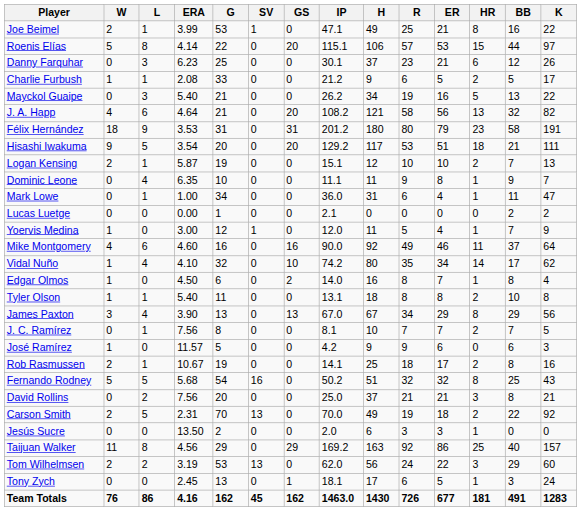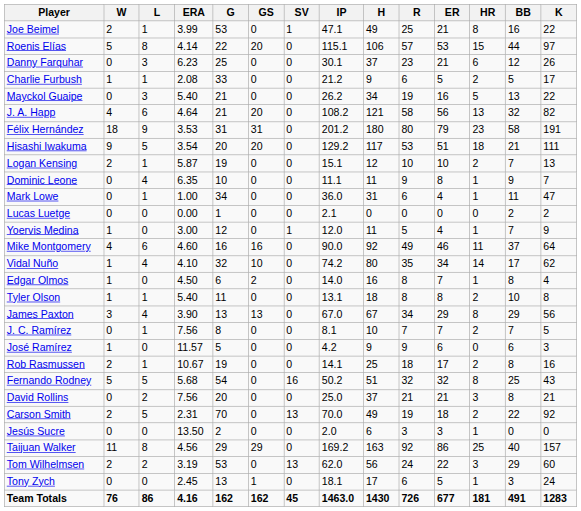columns swapped: (302, 12) <-> (266, 12)
